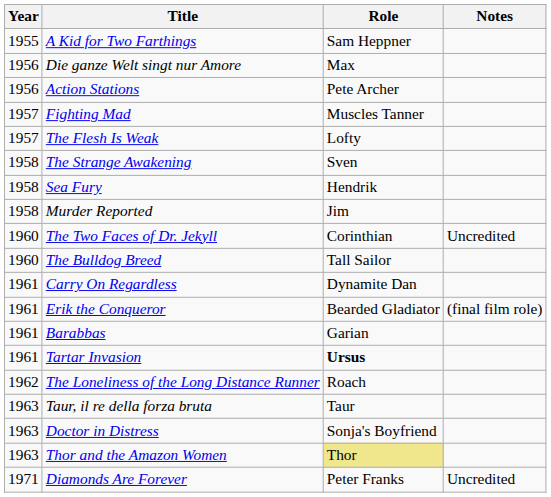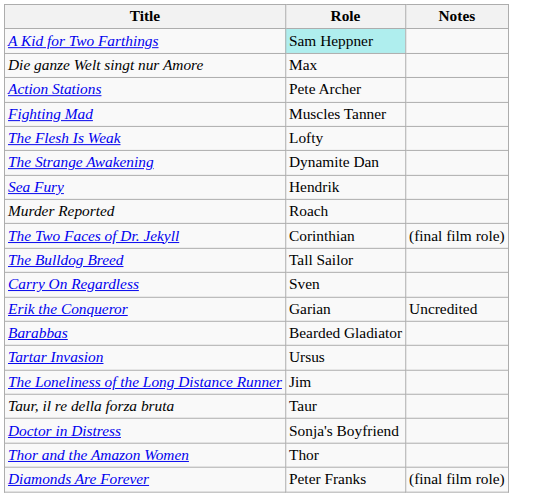- column: (23, 16)
(369, 41) no background -> (331, 41) paleturquoise background
(342, 162) Sven -> (334, 162) Dynamite Dan
(338, 211) Jim -> (309, 211) Roach
(481, 235) Uncredited -> (457, 235) (final film role)
(372, 284) Dynamite Dan -> (304, 284) Sven
(383, 308) Bearded Gladiator -> (310, 308) Garian
(495, 308) (final film role) -> (443, 308) Uncredited
(348, 333) Garian -> (346, 333) Bearded Gladiator
(346, 357) bold -> (307, 357) normal
(346, 382) Roach -> (300, 382) Jim
(342, 455) khaki background -> (304, 455) no background
(481, 479) Uncredited -> (457, 479) (final film role)
